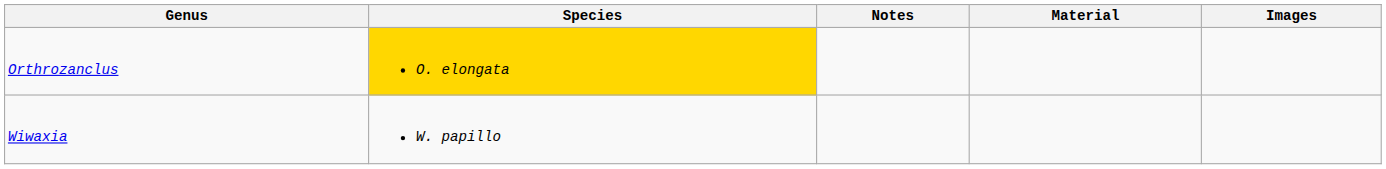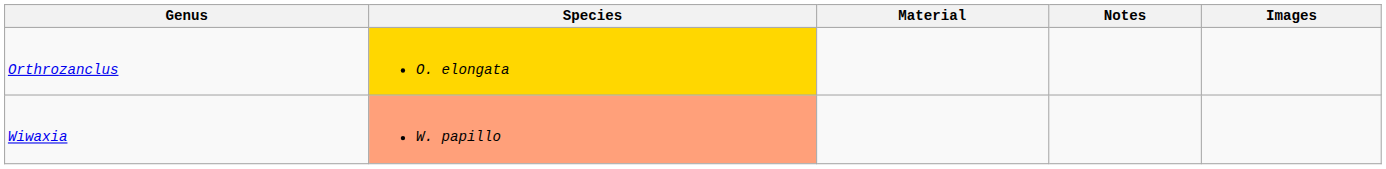columns swapped: (1085, 16) <-> (893, 16)
(593, 137) no background -> (593, 137) lightsalmon background
